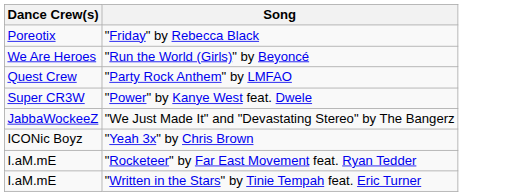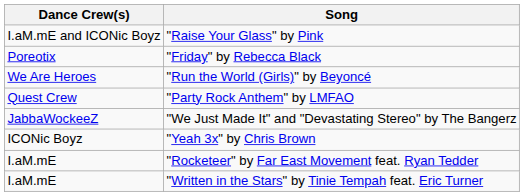+ row: (245, 35)
- row: (208, 98)
